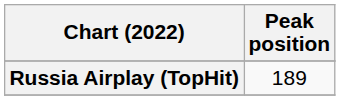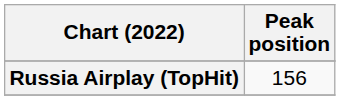(289, 77) 189 -> (289, 77) 156
